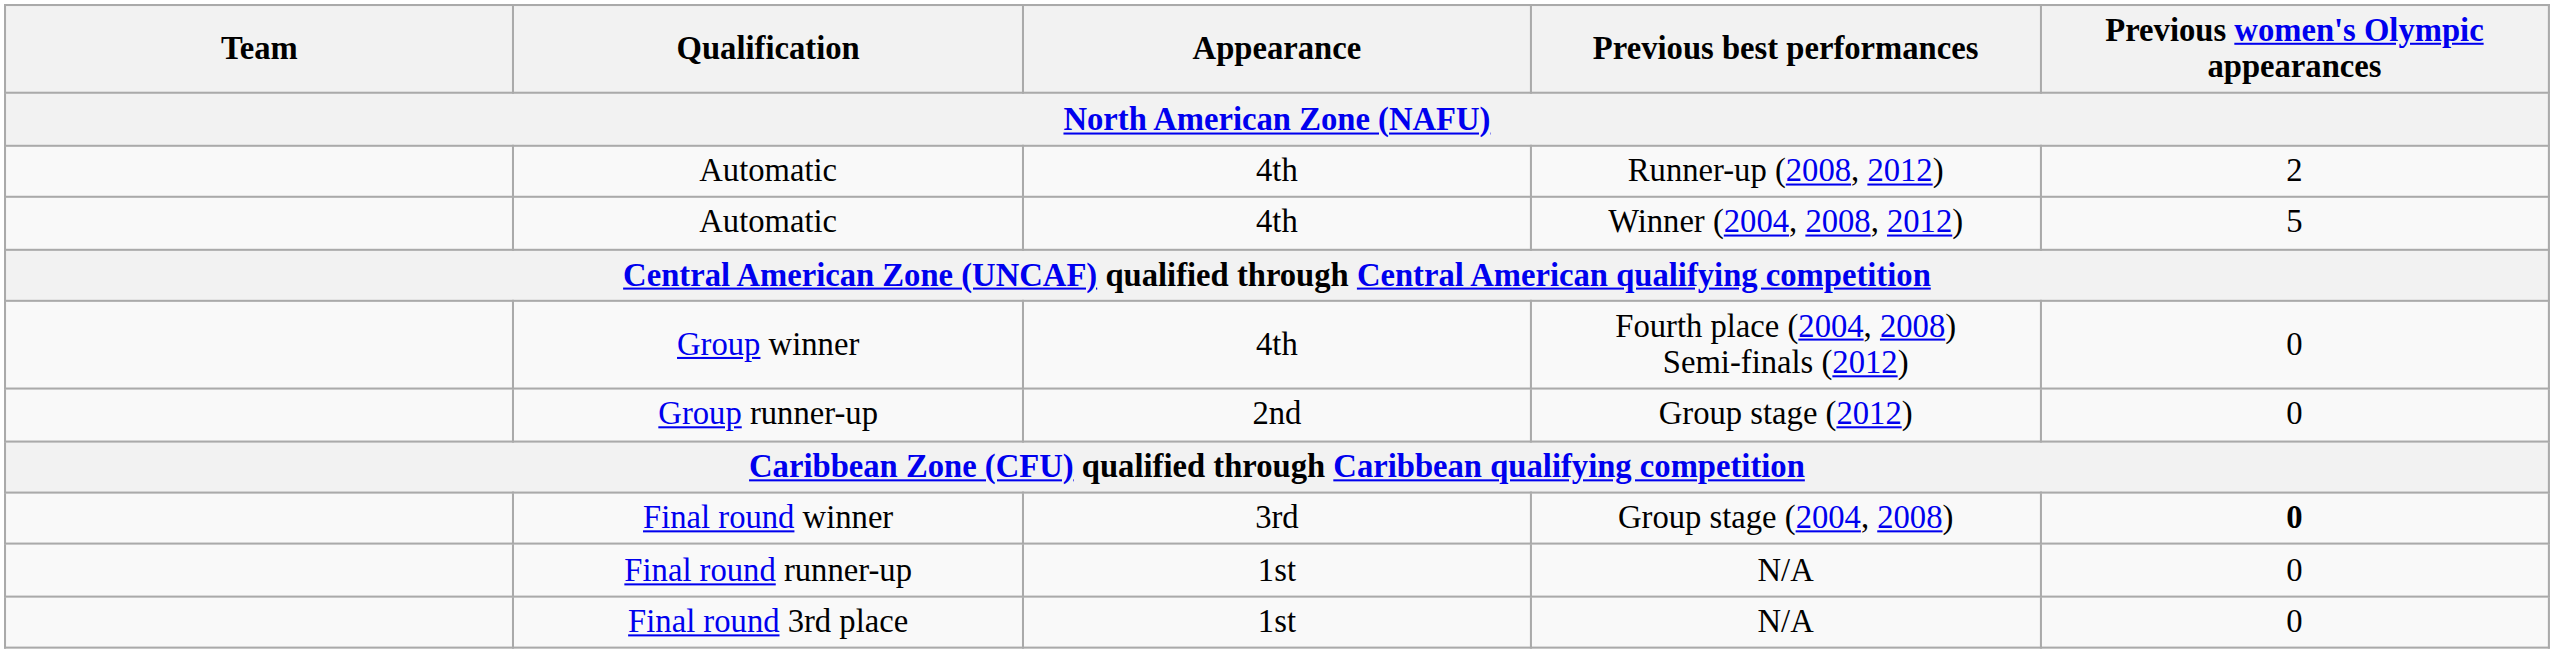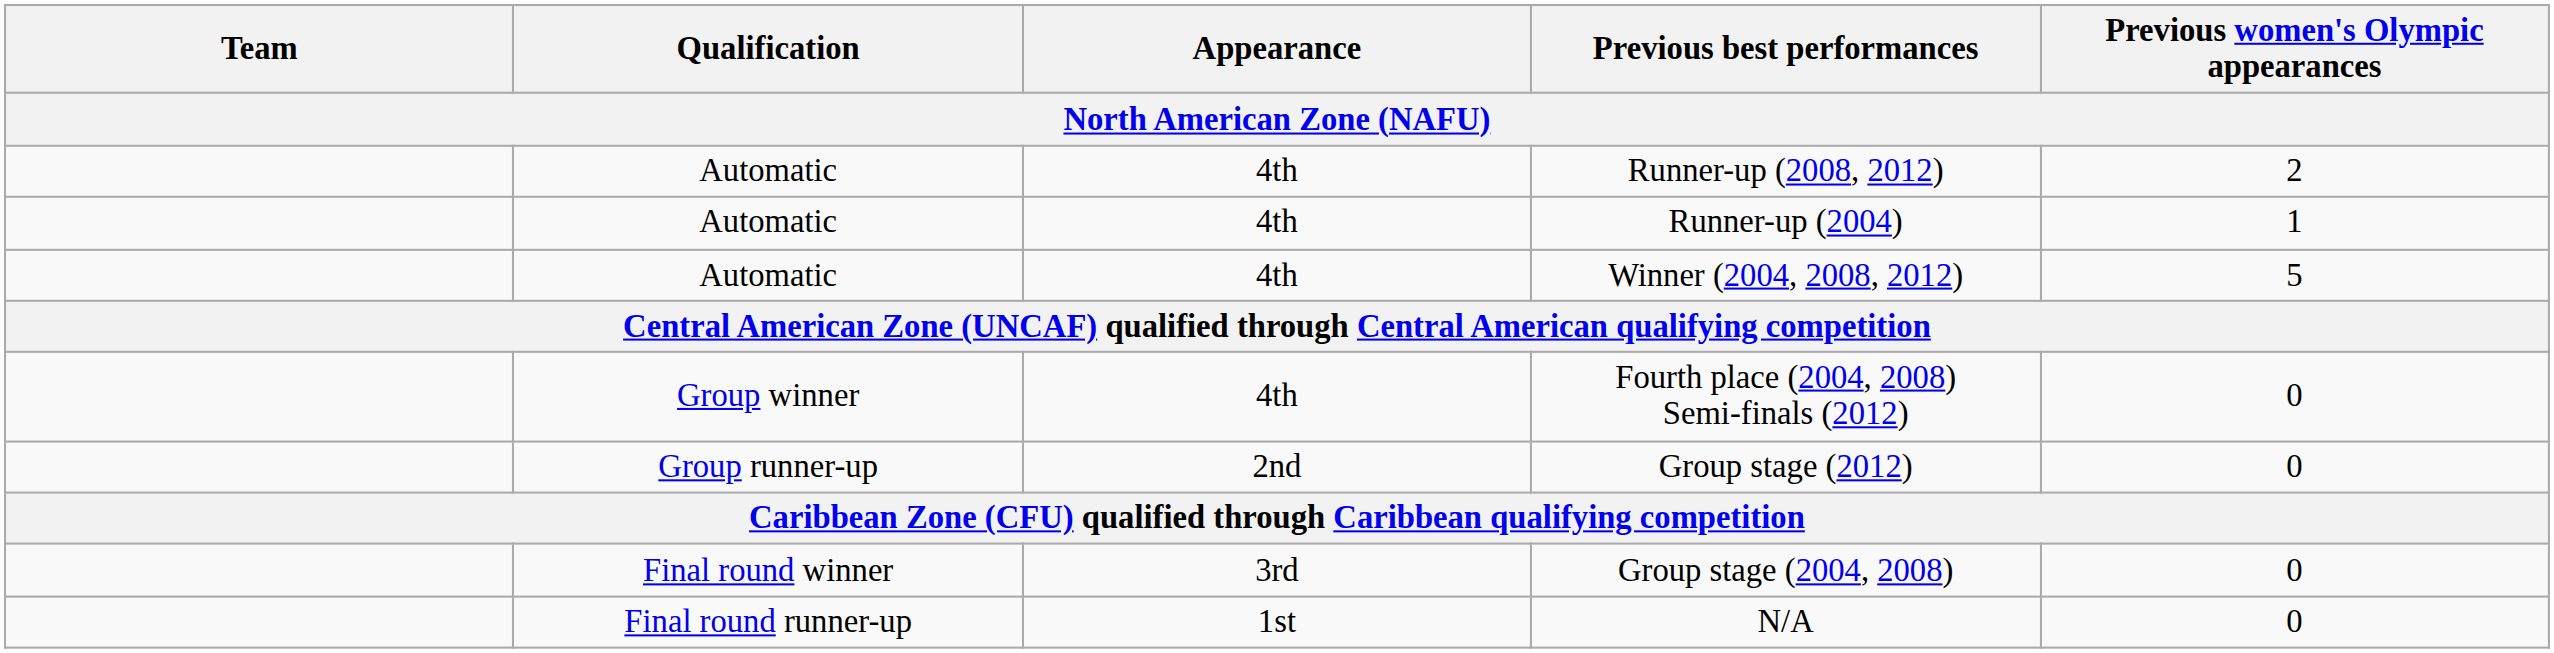+ row: (768, 222)
(2294, 517) bold -> (2294, 569) normal
- row: (768, 621)
